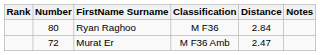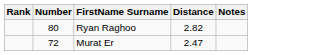- column: (205, 12)
(261, 27) 2.84 -> (193, 27) 2.82
